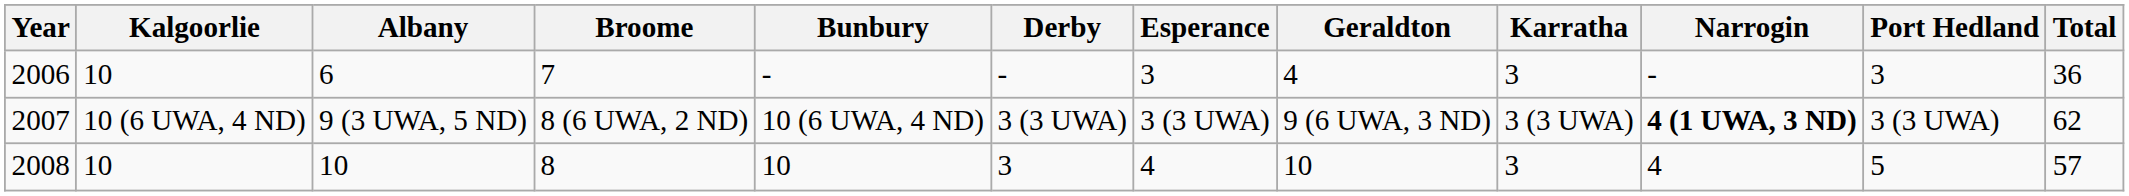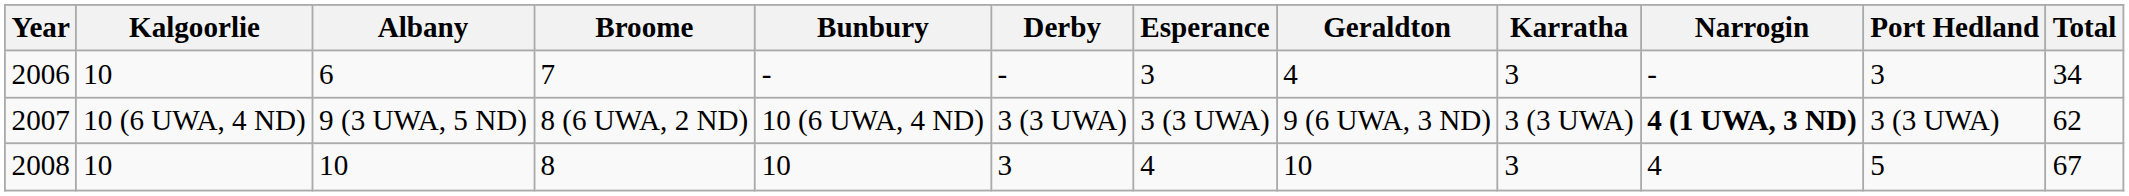(2067, 73) 36 -> (2067, 73) 34
(2067, 166) 57 -> (2067, 166) 67
